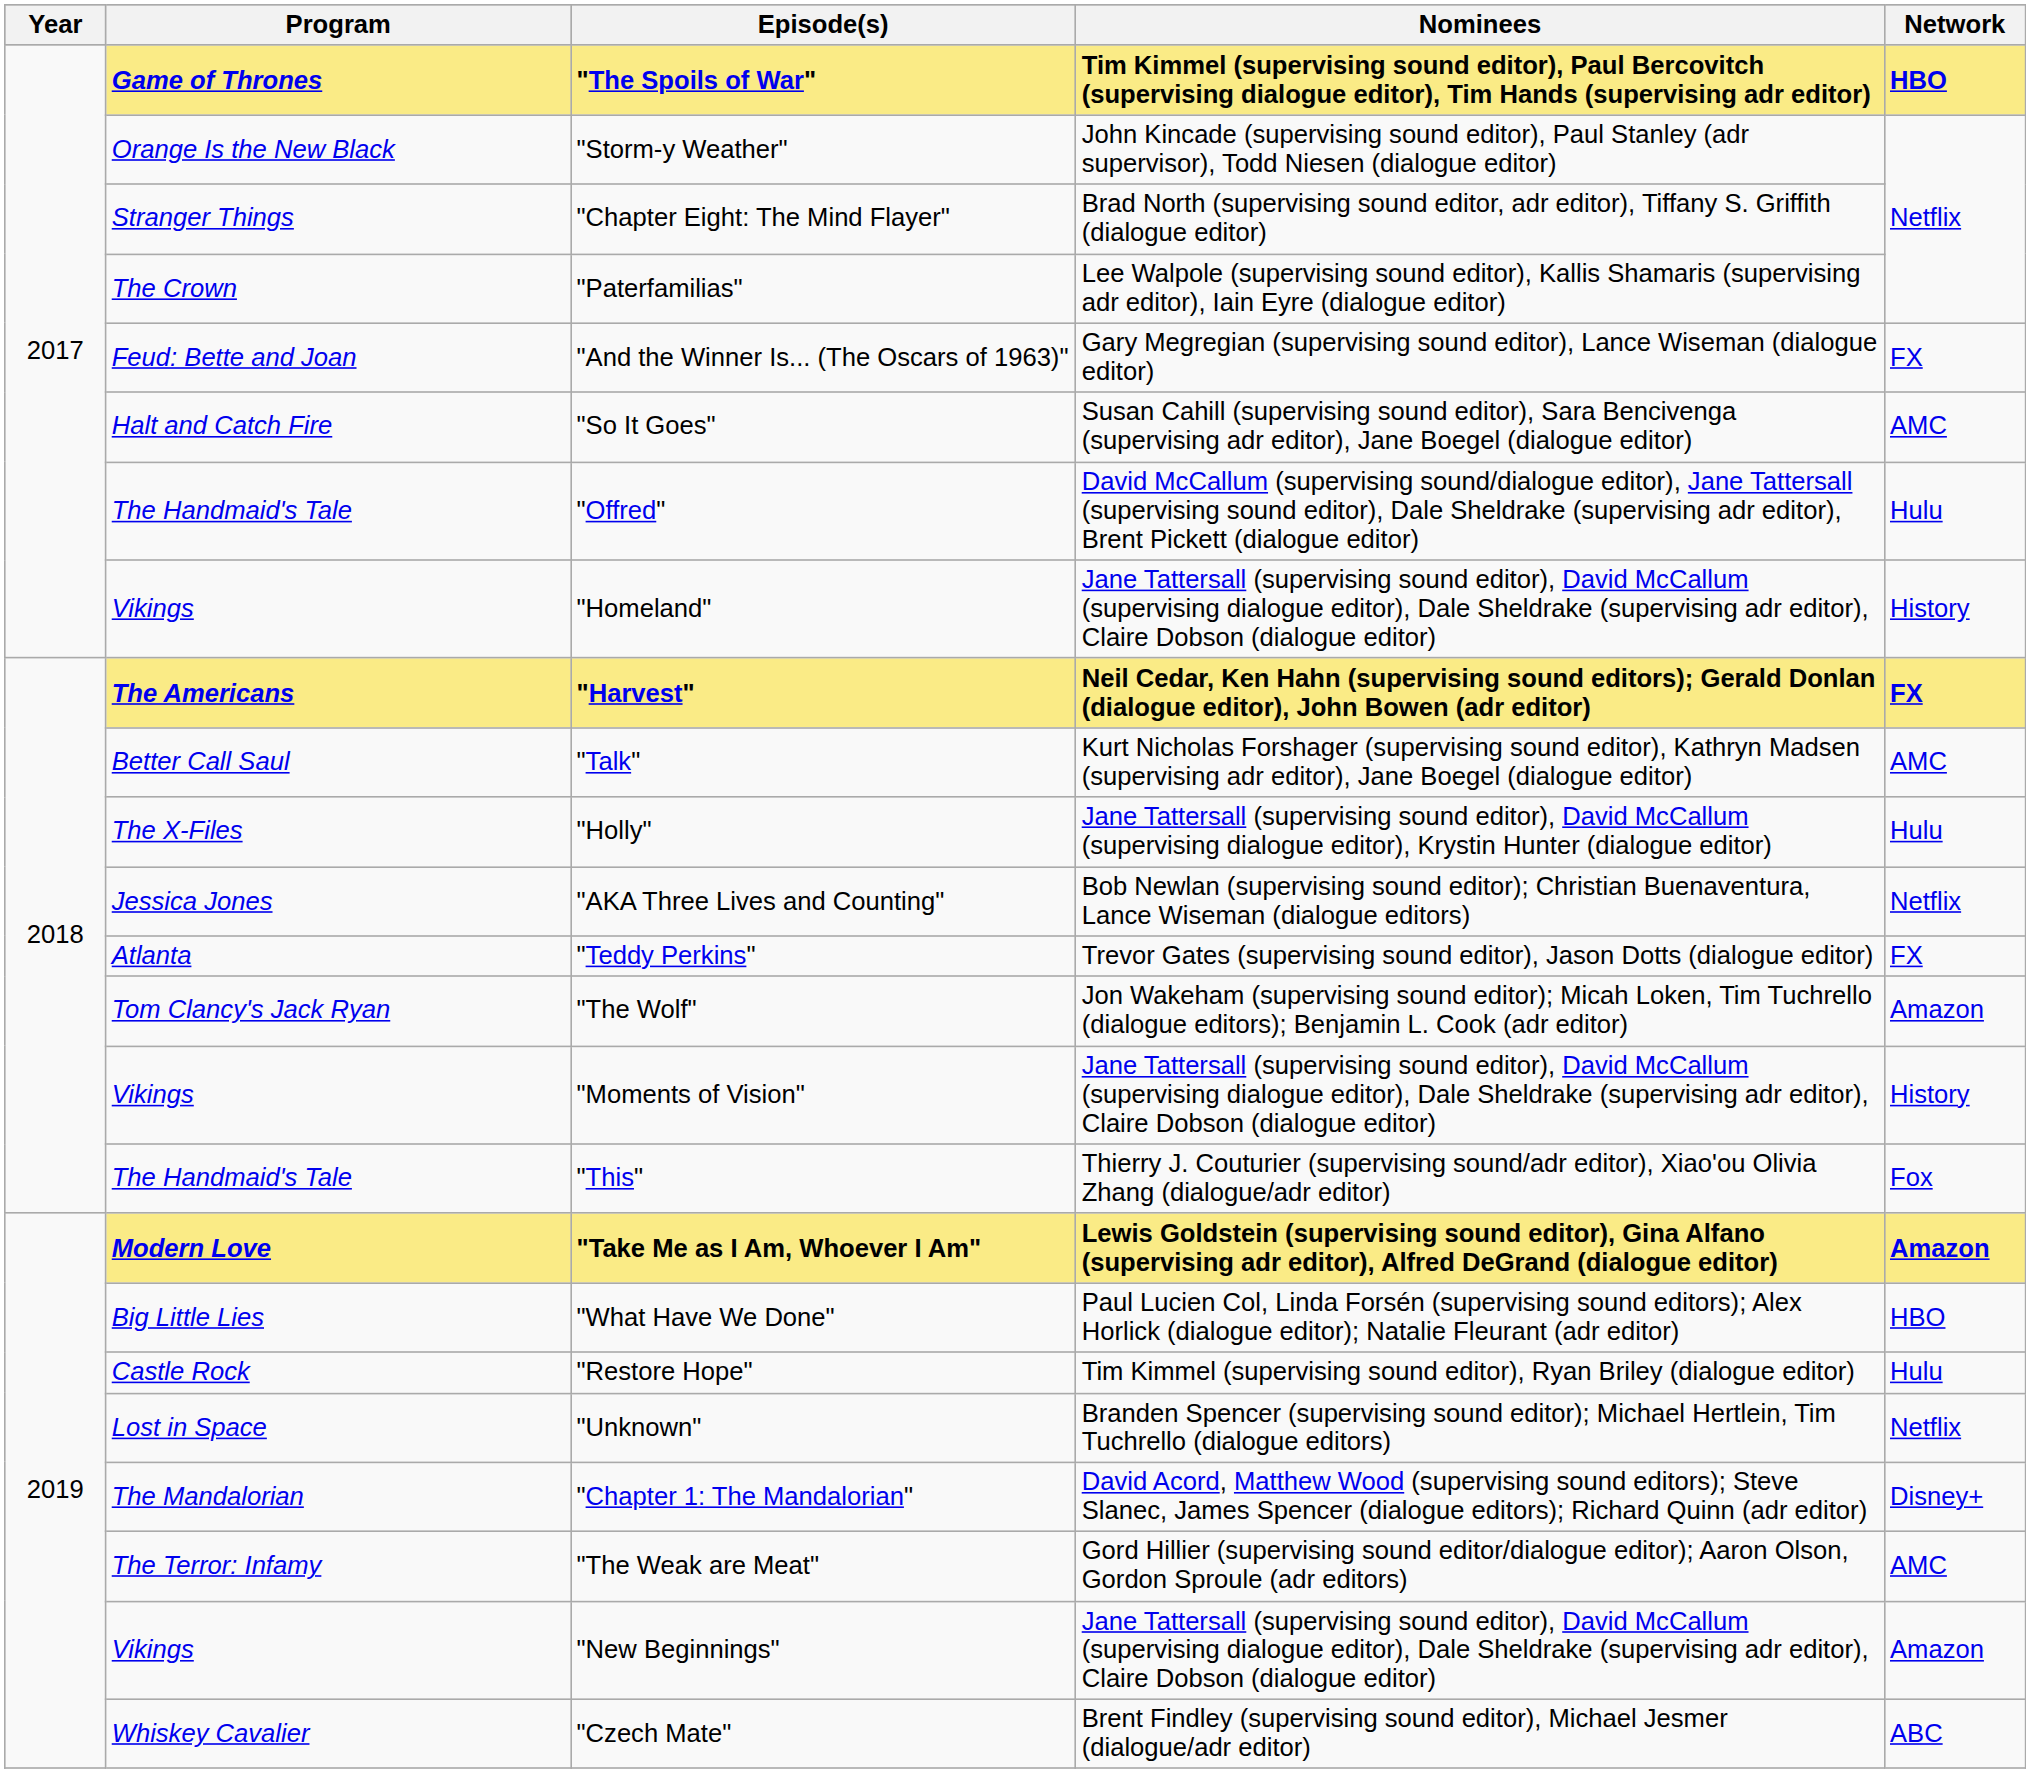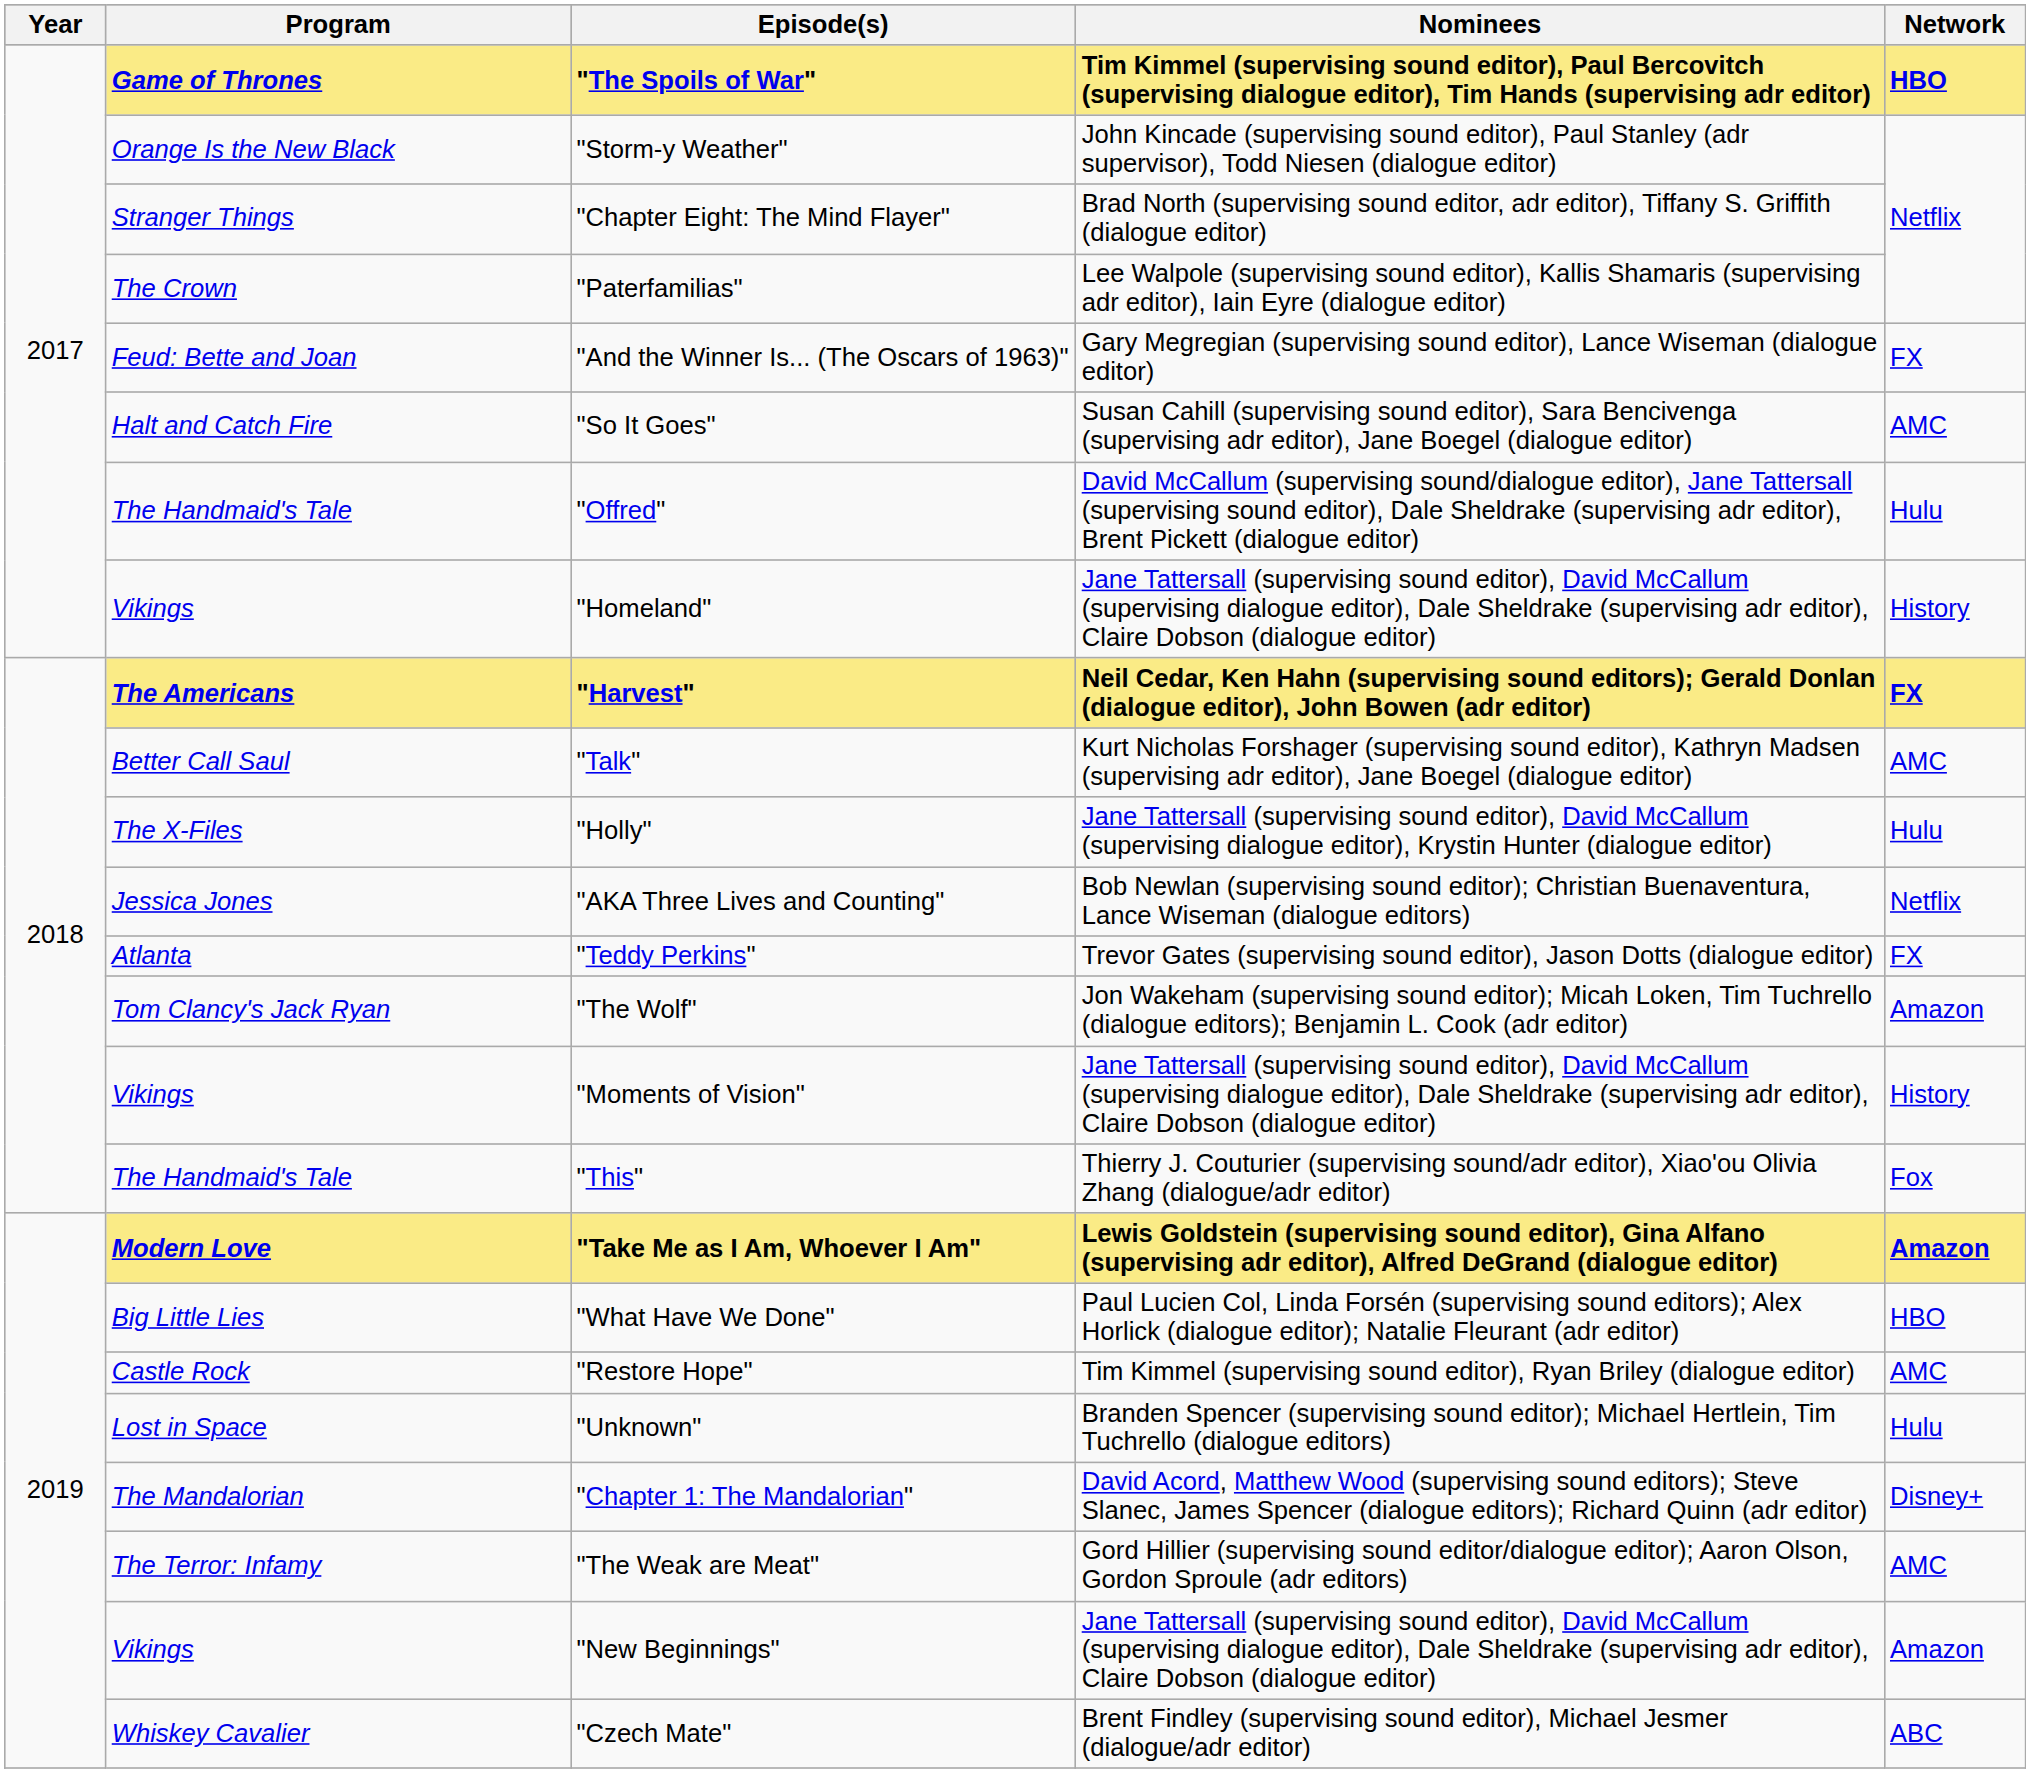(1916, 1372) Hulu -> (1918, 1372) AMC
(1926, 1427) Netflix -> (1916, 1427) Hulu
